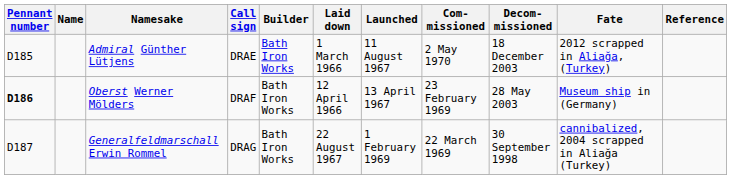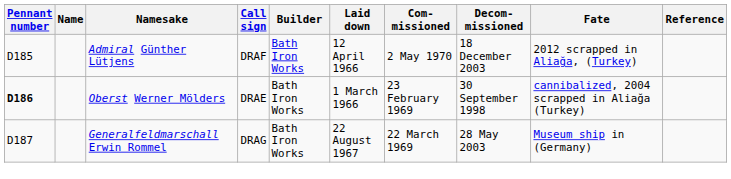- column: (392, 19)
(243, 56) DRAE -> (253, 56) DRAF
(332, 56) 1 March 1966 -> (349, 56) 12 April 1966
(243, 98) DRAF -> (253, 98) DRAE
(332, 98) 12 April 1966 -> (355, 98) 1 March 1966
(511, 98) 28 May 2003 -> (489, 98) 30 September 1998
(605, 98) Museum ship in (Germany) -> (592, 98) cannibalized, 2004 scrapped in Aliağa (Turkey)
(521, 147) 30 September 1998 -> (479, 141) 28 May 2003
(602, 147) cannibalized, 2004 scrapped in Aliağa (Turkey) -> (579, 141) Museum ship in (Germany)
